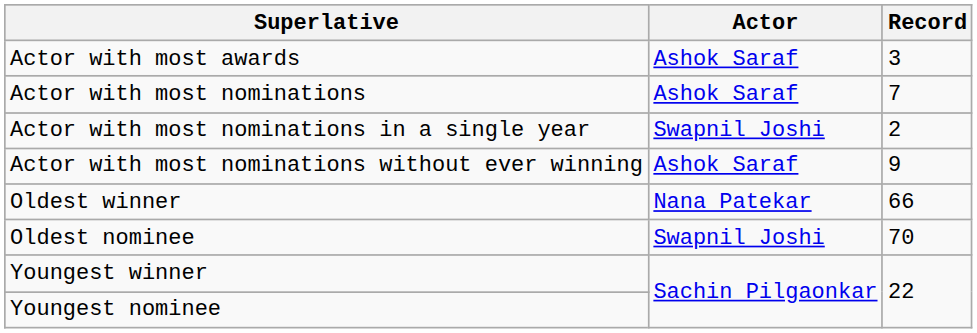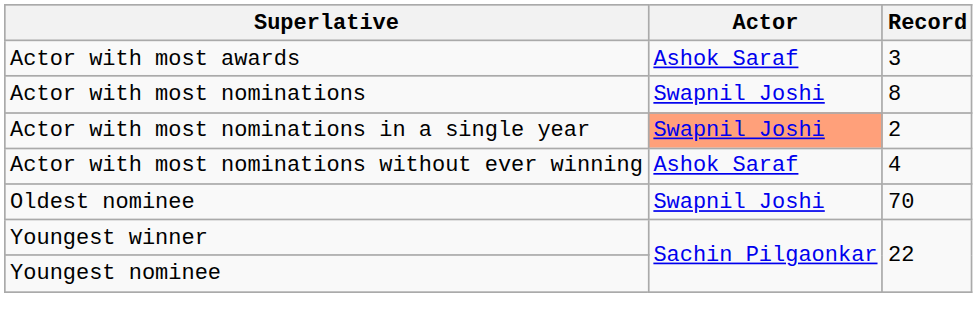(726, 94) Ashok Saraf -> (739, 94) Swapnil Joshi
(895, 94) 7 -> (895, 94) 8
(739, 130) no background -> (739, 130) lightsalmon background
(895, 166) 9 -> (895, 166) 4
- row: (96, 202)
